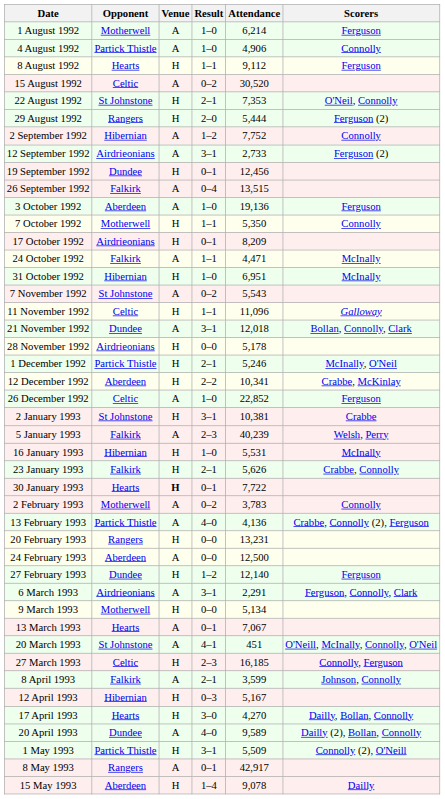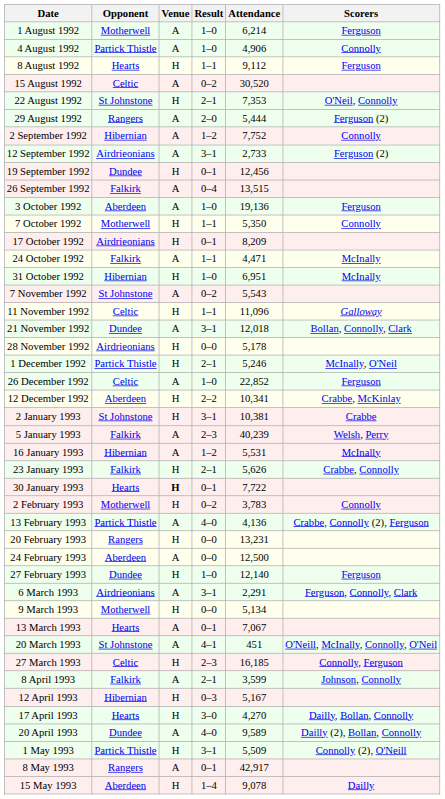(175, 118) H -> (175, 118) A
rows swapped: (48, 381) <-> (48, 399)
(175, 452) H -> (175, 452) A
(209, 452) 1–0 -> (209, 452) 1–2
(175, 504) A -> (175, 504) H
(209, 574) 1–2 -> (209, 574) 1–0
